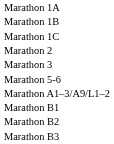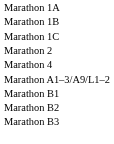- row: (28, 65)
+ row: (28, 65)
- row: (32, 79)
